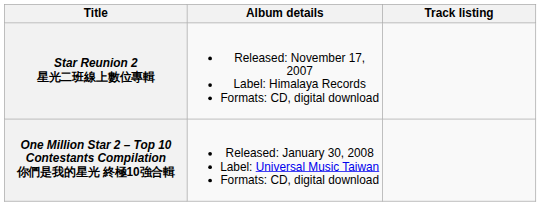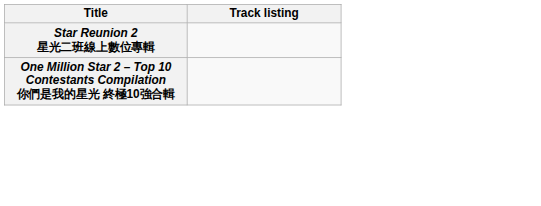- column: (285, 13)
